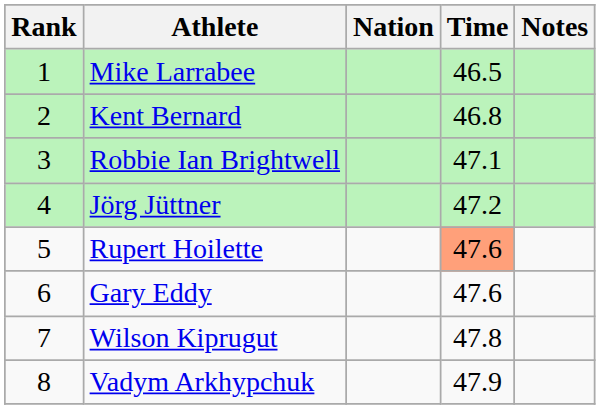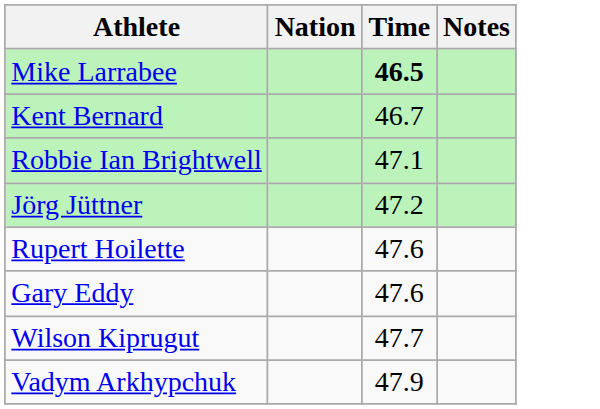- column: (44, 26)
(478, 71) normal -> (399, 71) bold
(478, 115) 46.8 -> (399, 115) 46.7
(478, 248) lightsalmon background -> (399, 248) no background
(478, 337) 47.8 -> (399, 337) 47.7
